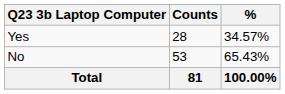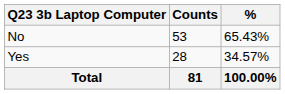rows swapped: (18, 36) <-> (16, 57)
